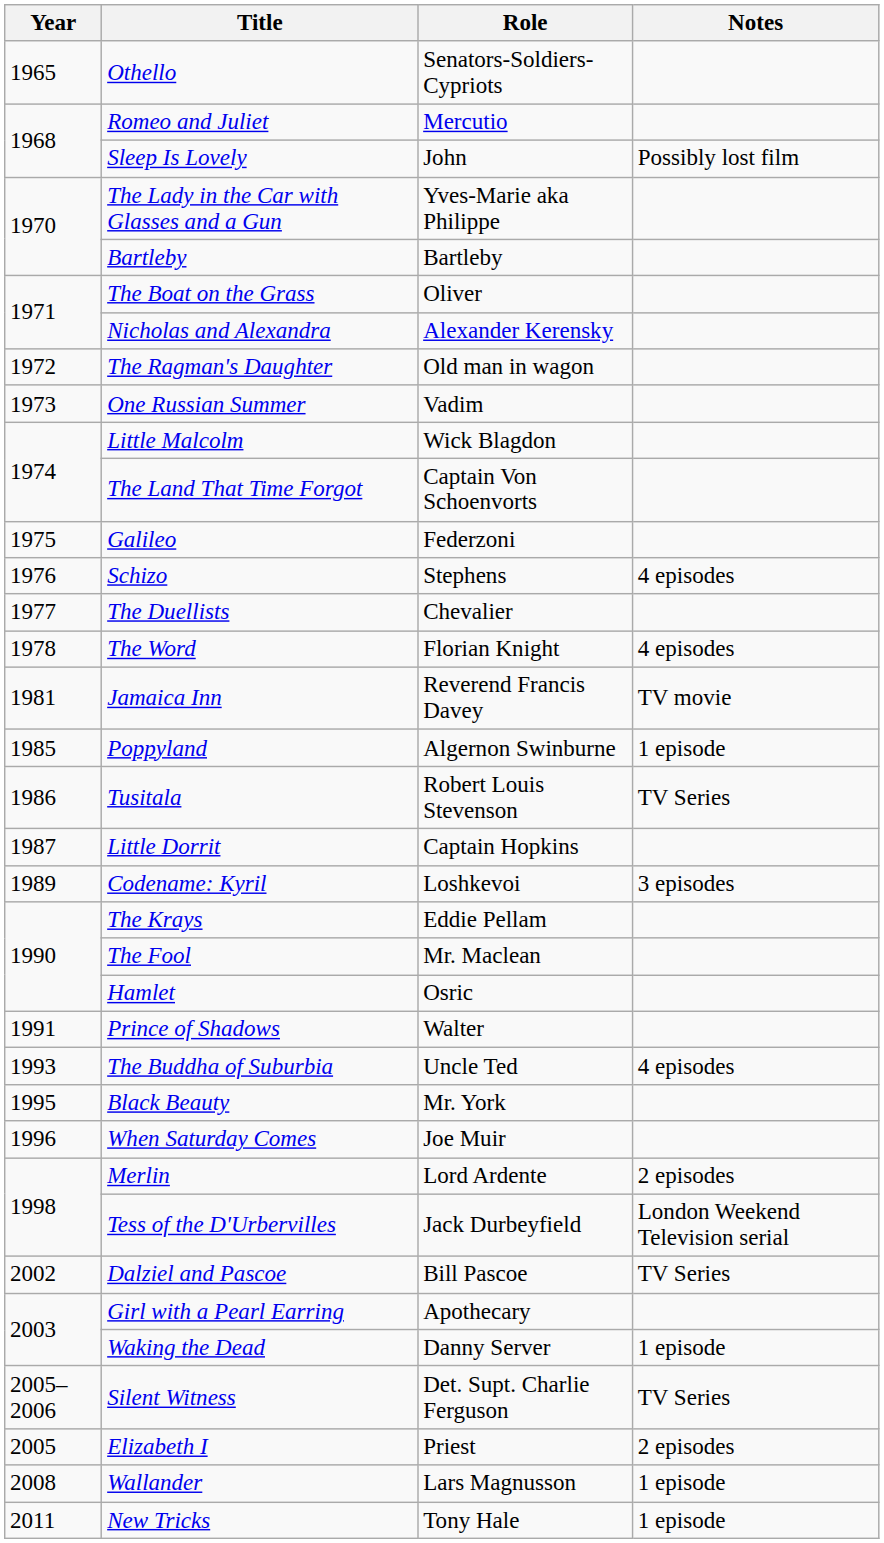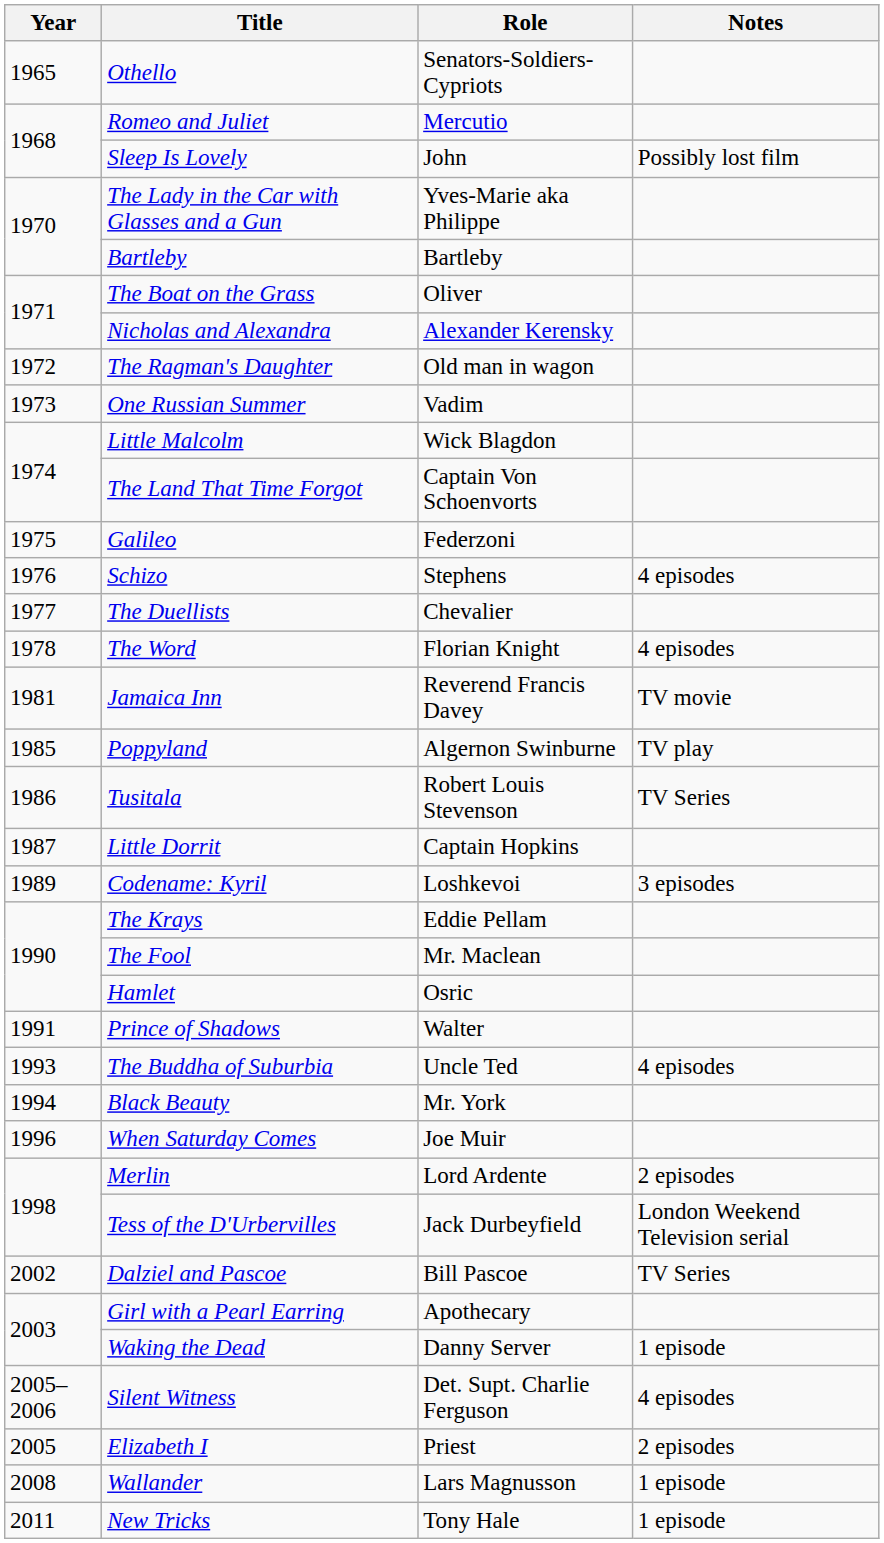(682, 747) 1 episode -> (676, 747) TV play
(33, 1102) 1995 -> (33, 1102) 1994
(684, 1397) TV Series -> (686, 1397) 4 episodes
